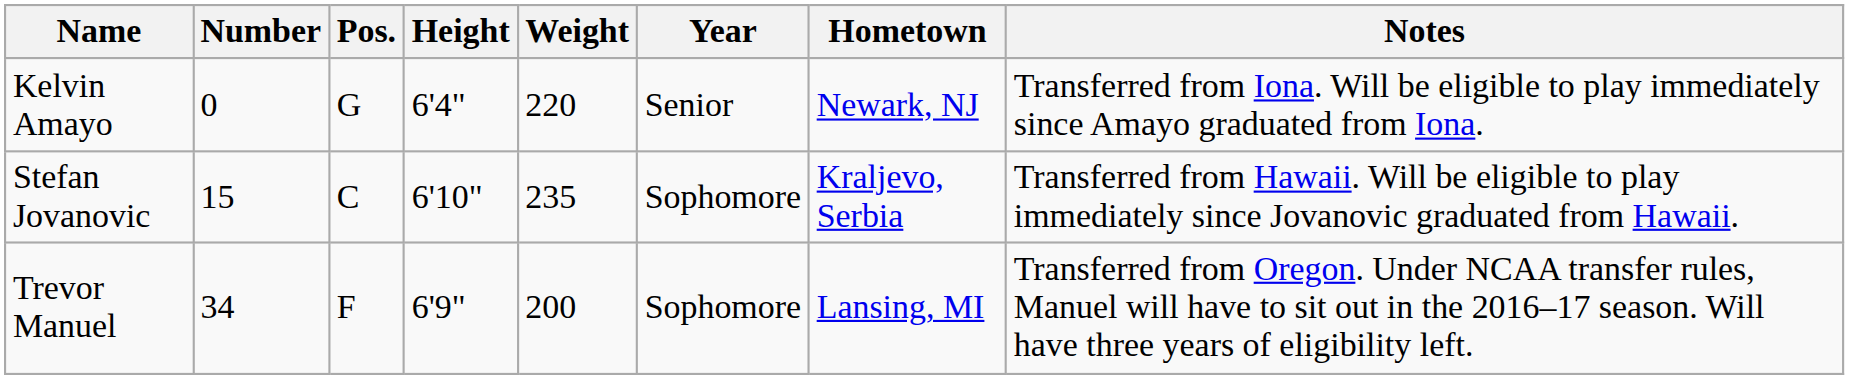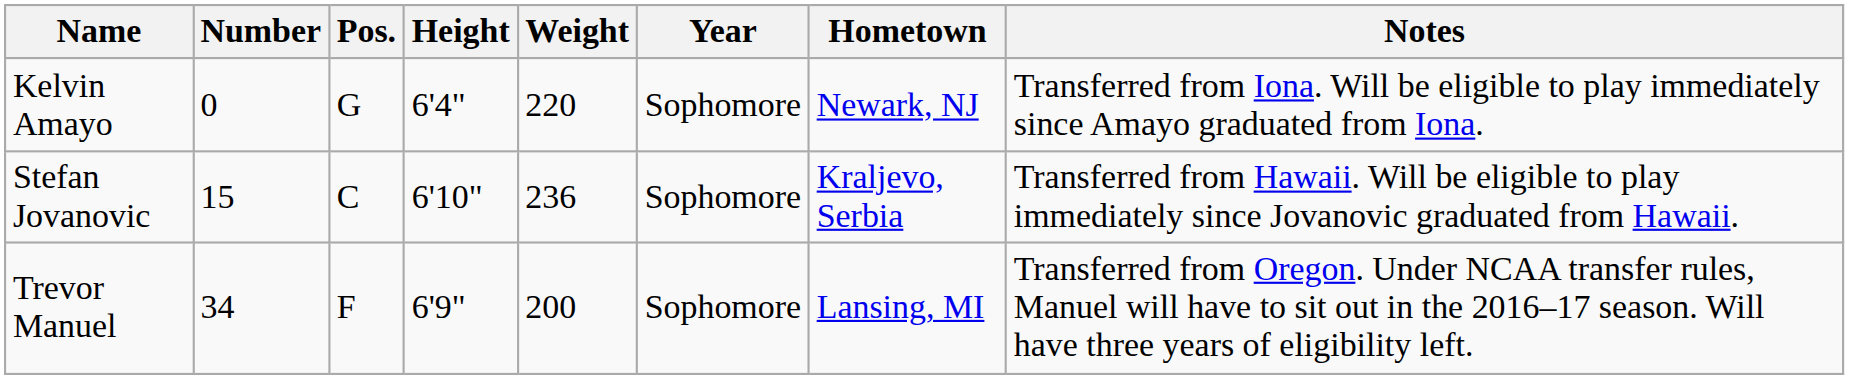(689, 104) Senior -> (723, 104) Sophomore
(551, 196) 235 -> (551, 196) 236
